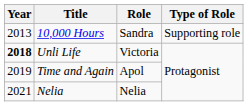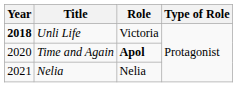- row: (71, 33)
(19, 71) 2019 -> (19, 52) 2020
(132, 71) normal -> (132, 52) bold
